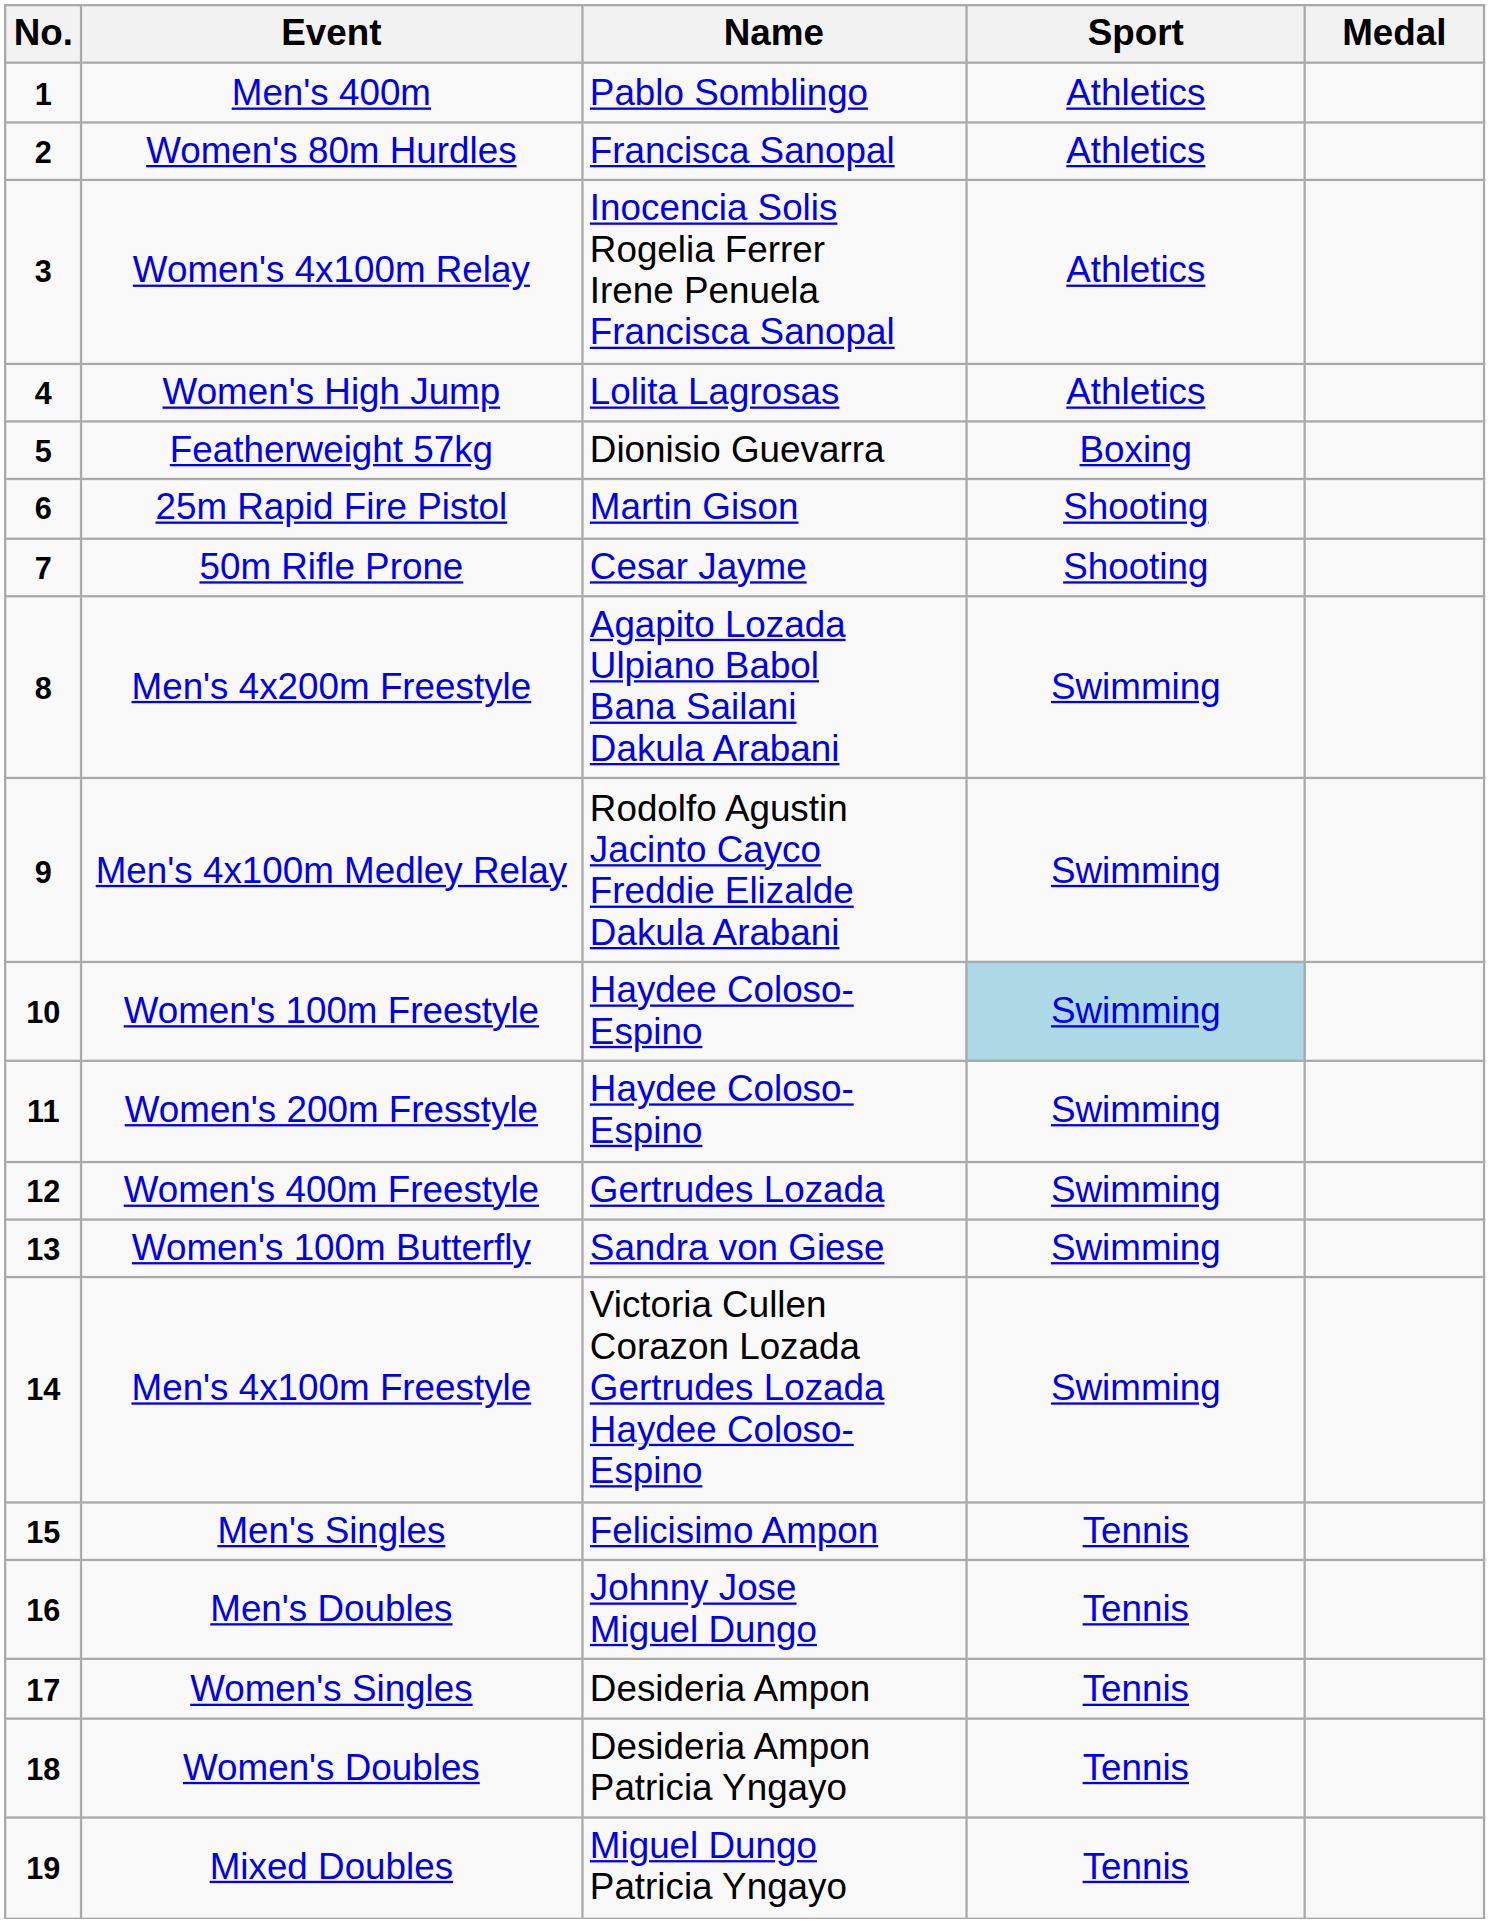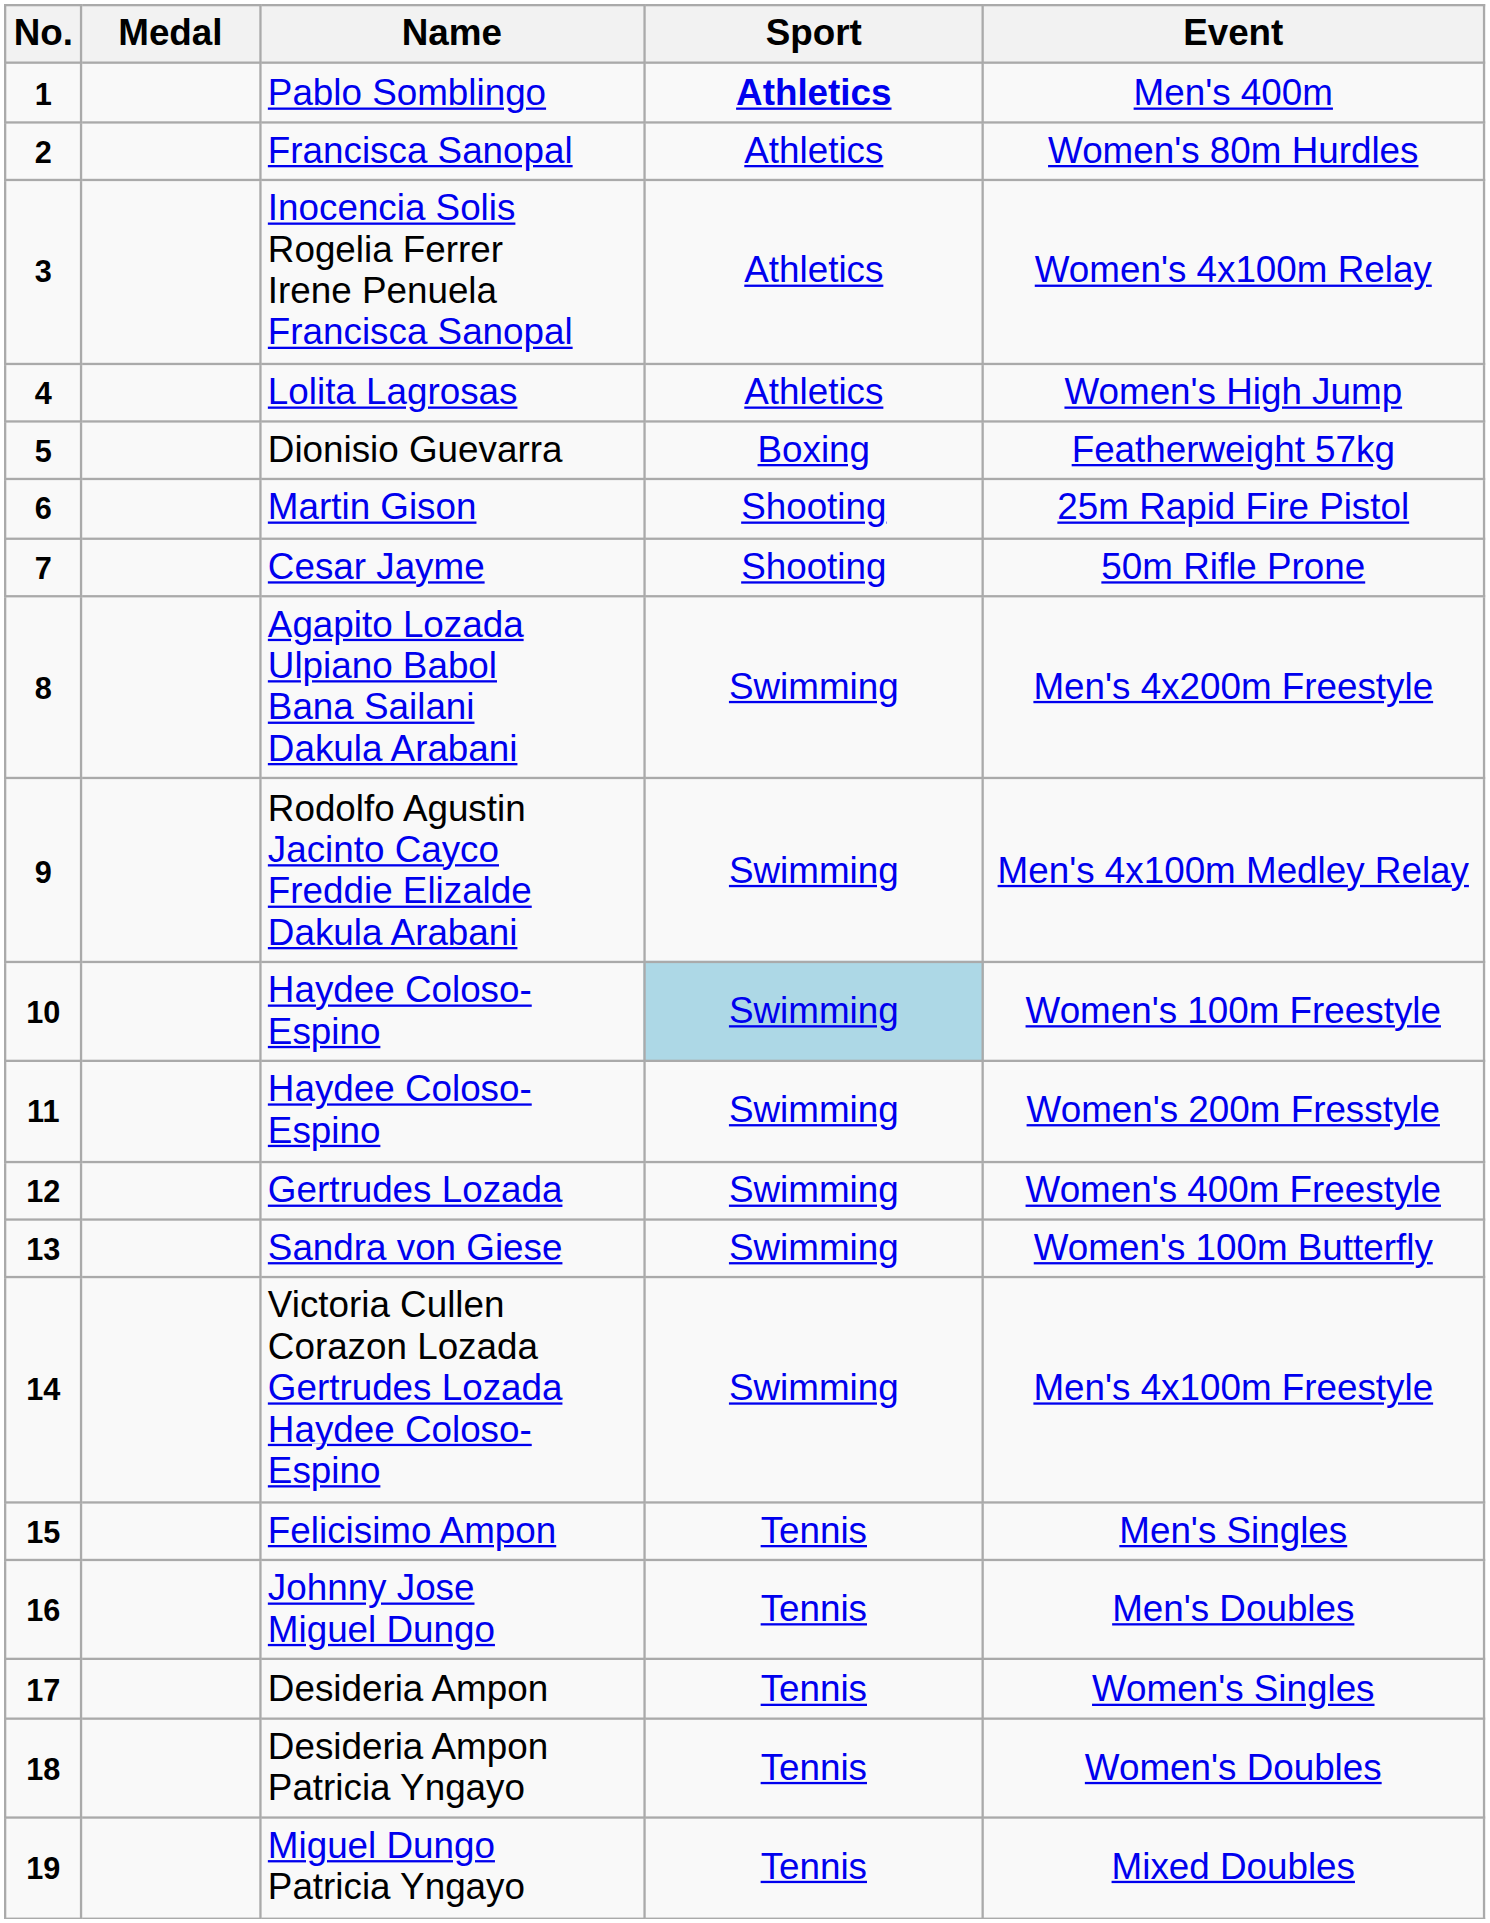columns swapped: (1394, 33) <-> (331, 33)
(1136, 92) normal -> (814, 92) bold
